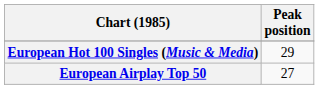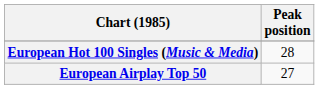(288, 52) 29 -> (288, 52) 28
